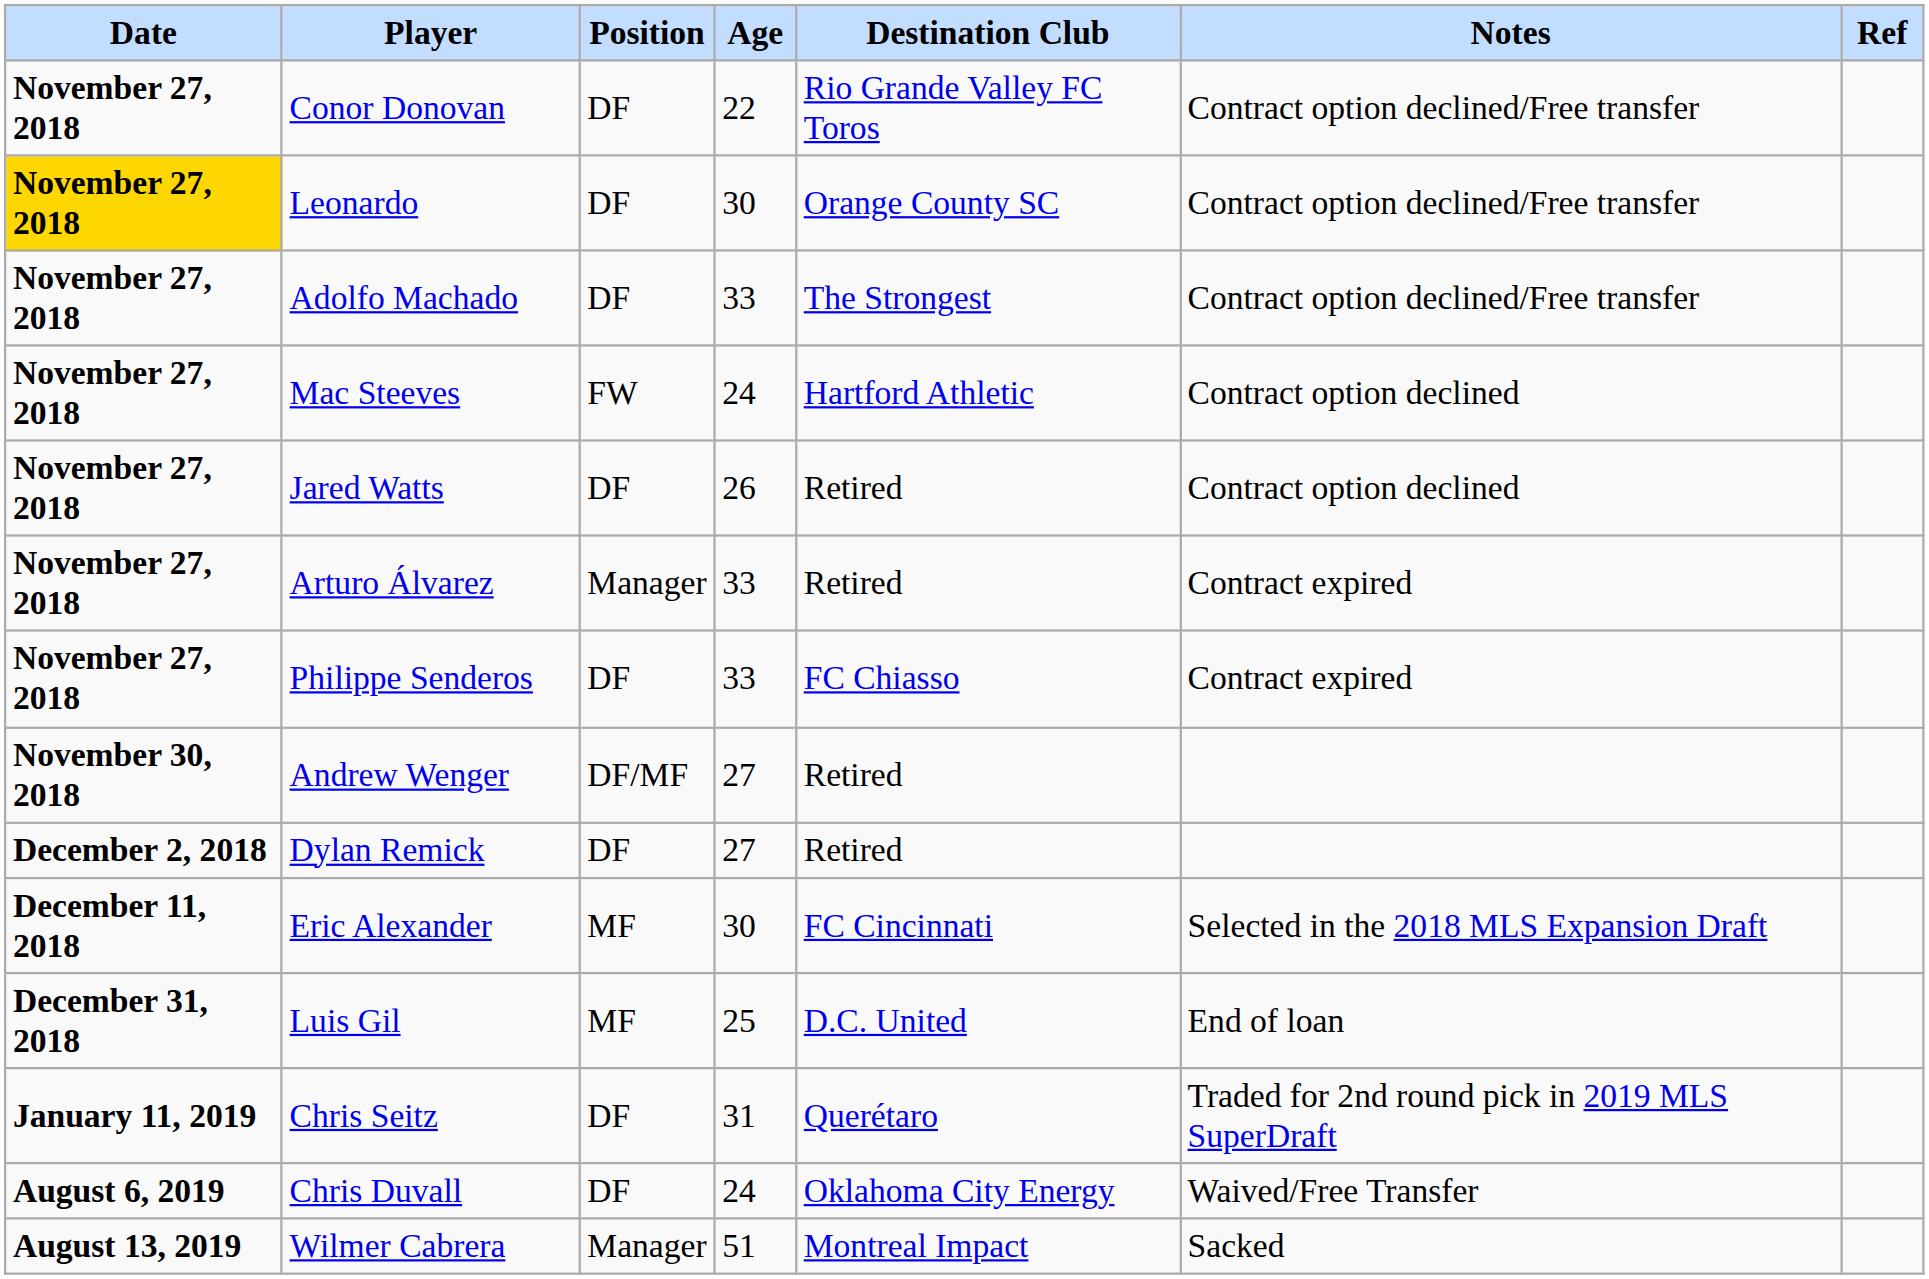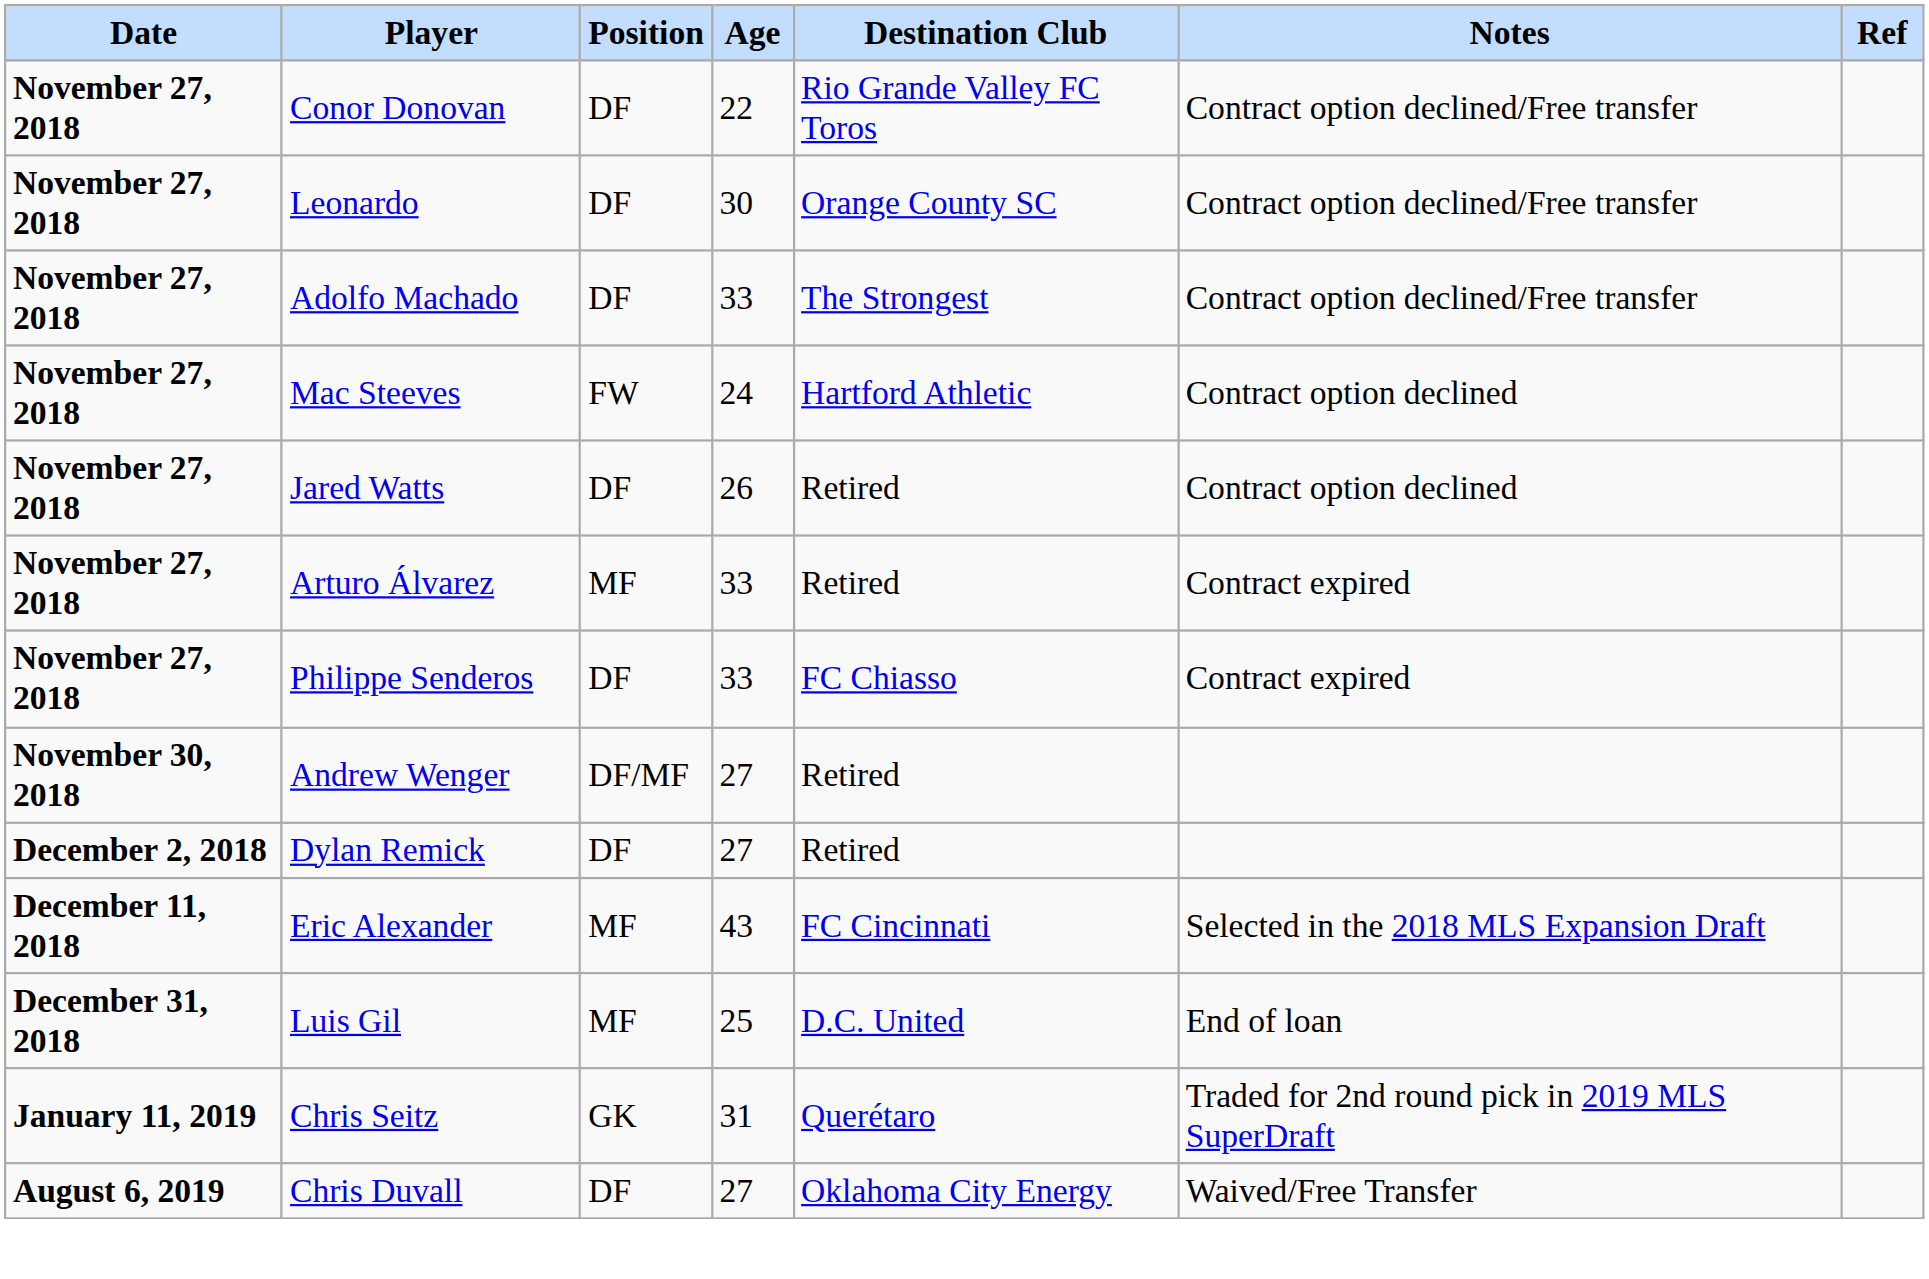(112, 202) gold background -> (112, 202) no background
(647, 583) Manager -> (613, 583) MF
(739, 924) 30 -> (736, 924) 43
(609, 1114) DF -> (613, 1114) GK
(739, 1190) 24 -> (736, 1190) 27
- row: (398, 1245)
